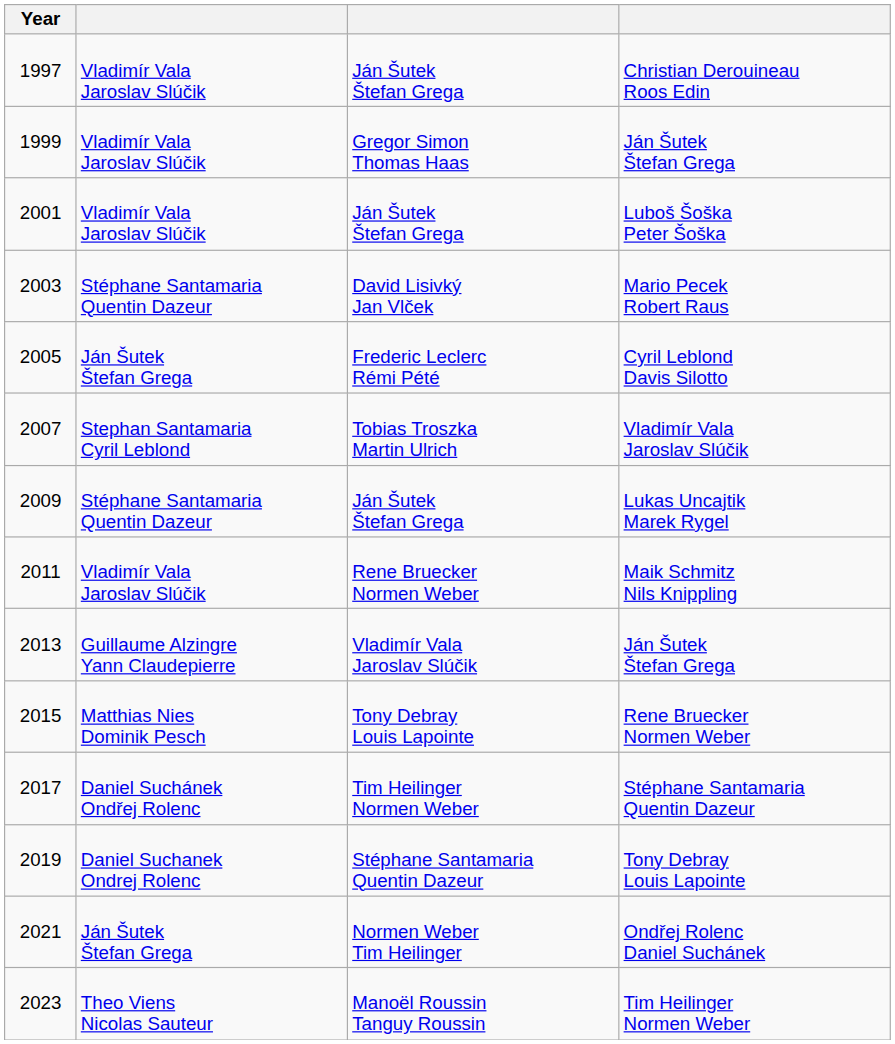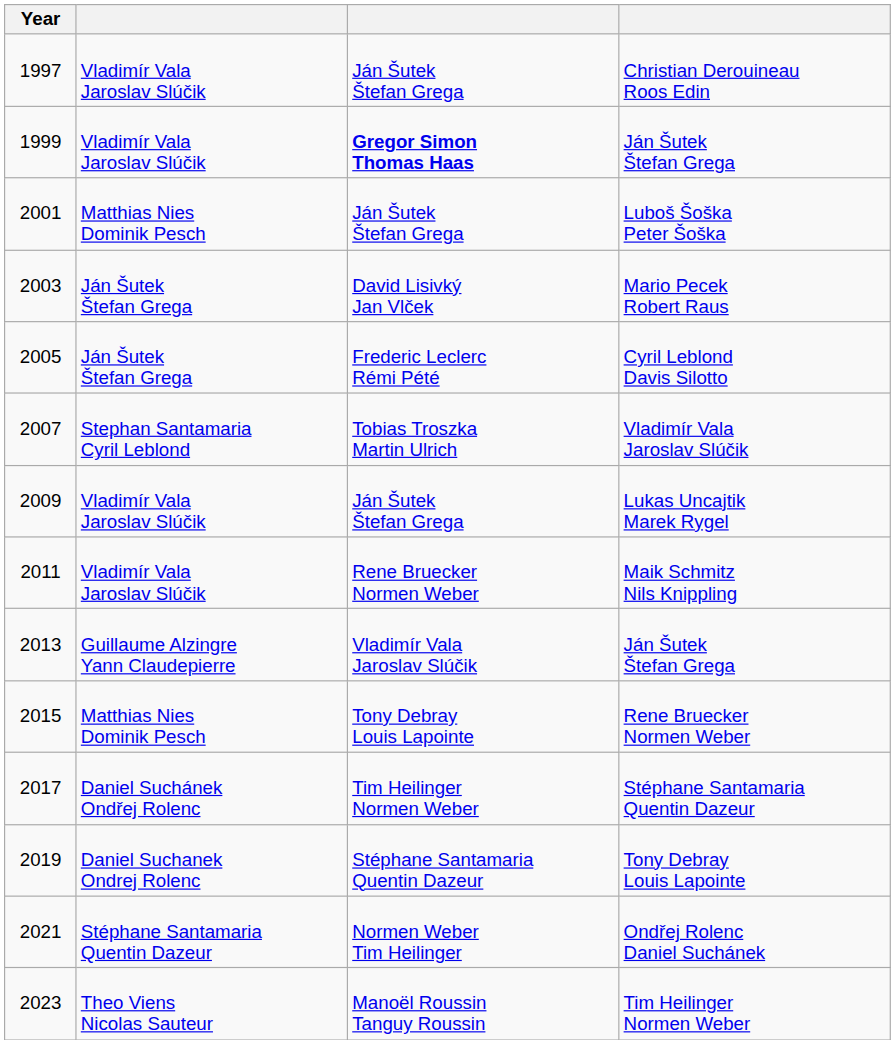(410, 152) normal -> (415, 152) bold
(143, 224) Vladimír Vala Jaroslav Slúčik -> (143, 224) Matthias Nies Dominik Pesch
(171, 296) Stéphane Santamaria Quentin Dazeur -> (136, 296) Ján Šutek Štefan Grega
(171, 511) Stéphane Santamaria Quentin Dazeur -> (143, 511) Vladimír Vala Jaroslav Slúčik
(136, 942) Ján Šutek Štefan Grega -> (171, 942) Stéphane Santamaria Quentin Dazeur
